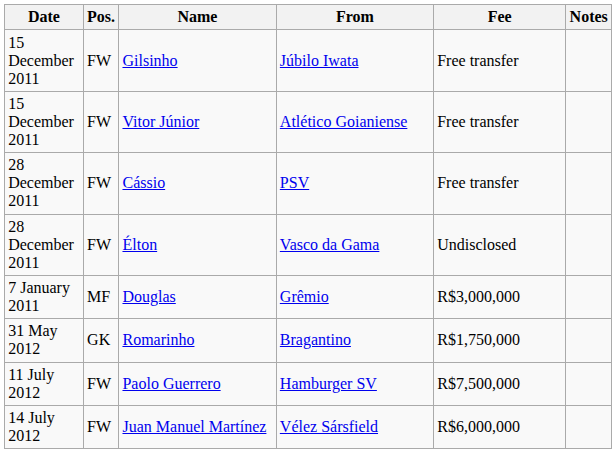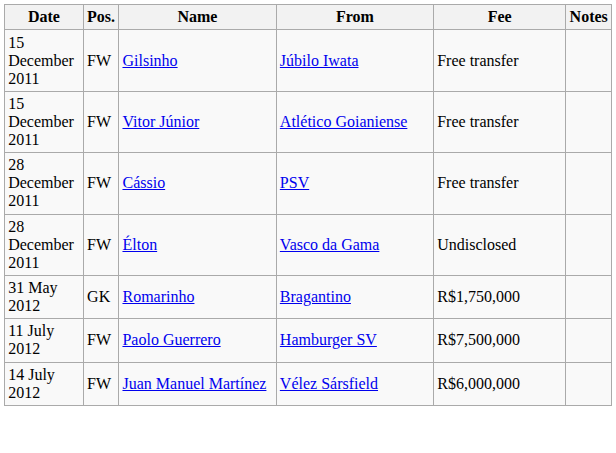- row: (149, 297)
